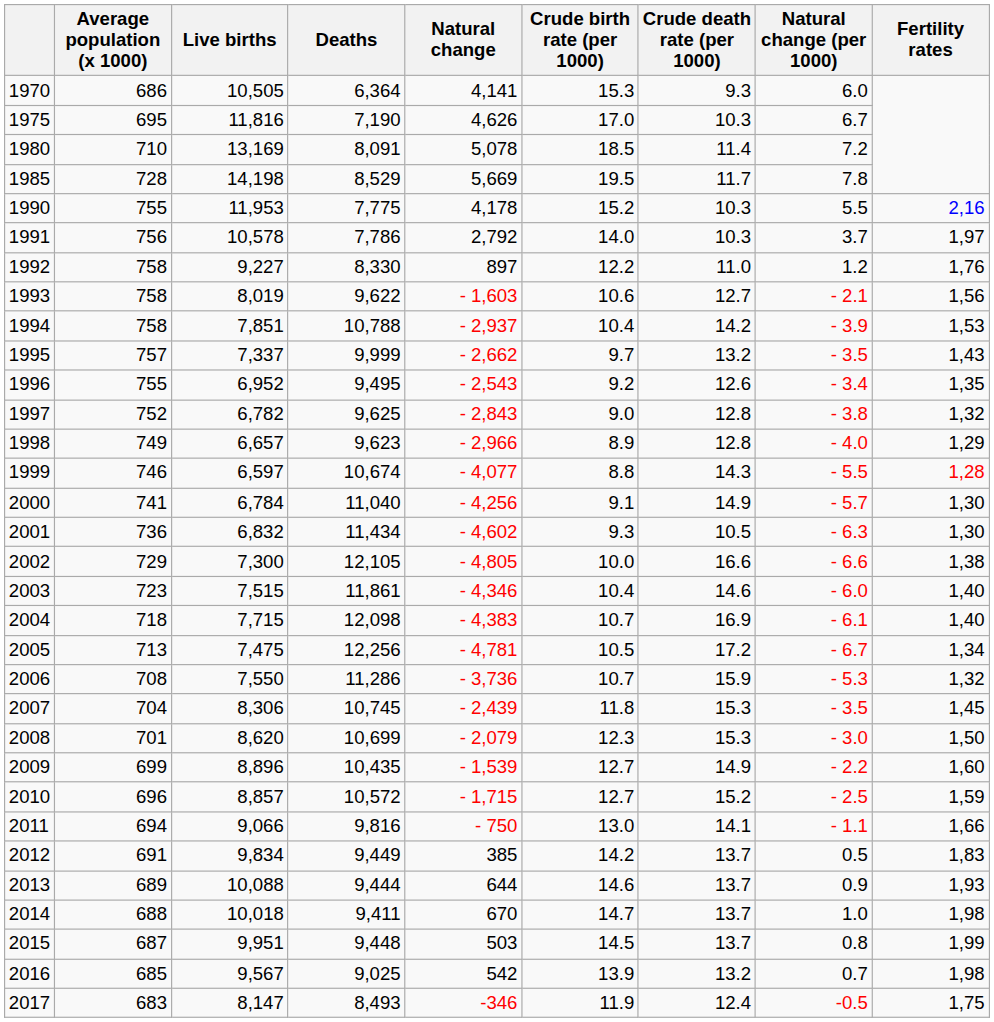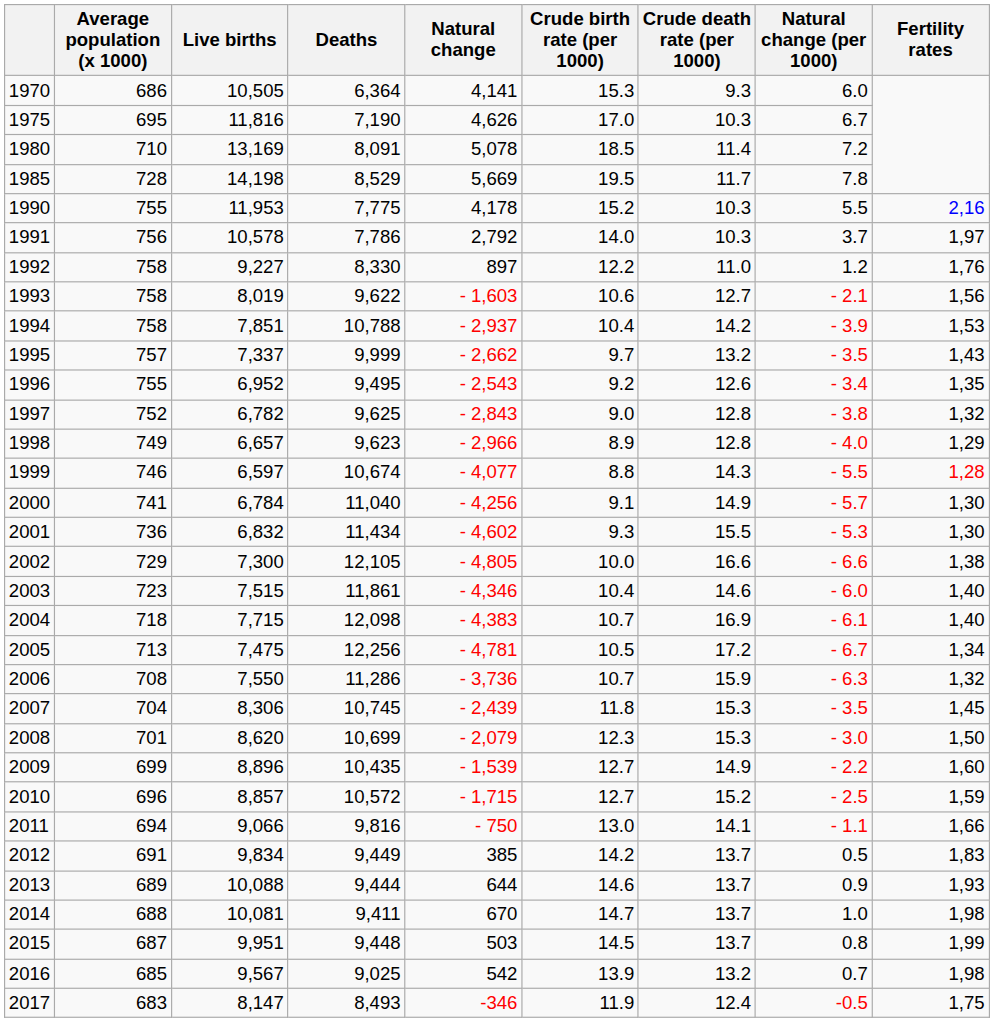(733, 531) 10.5 -> (733, 531) 15.5
(849, 531) - 6.3 -> (849, 531) - 5.3
(849, 679) - 5.3 -> (849, 679) - 6.3
(255, 914) 10,018 -> (255, 914) 10,081
